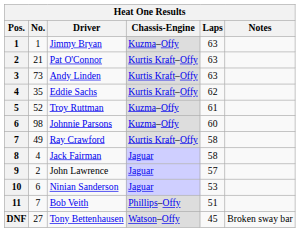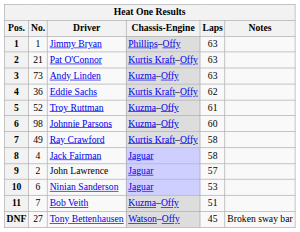(154, 44) Kuzma–Offy -> (154, 44) Phillips–Offy
(163, 76) Kurtis Kraft–Offy -> (154, 76) Kuzma–Offy
(38, 92) 35 -> (38, 92) 36
(154, 203) Phillips–Offy -> (154, 203) Kuzma–Offy
